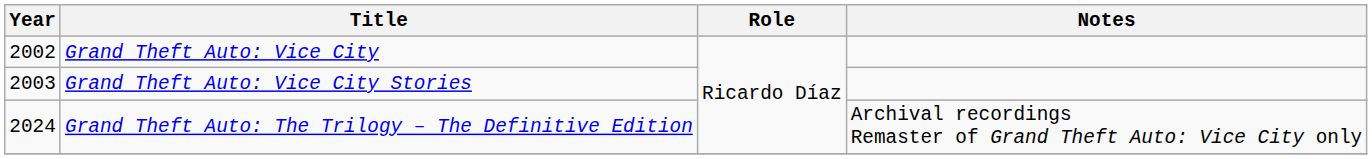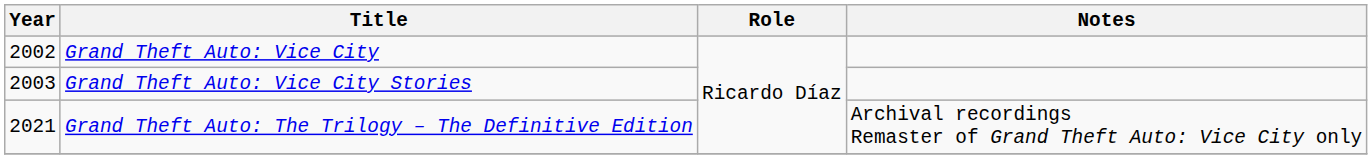(33, 126) 2024 -> (33, 126) 2021
